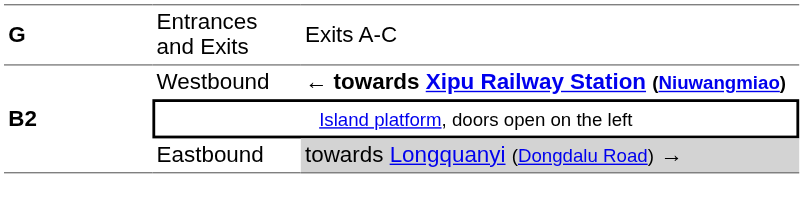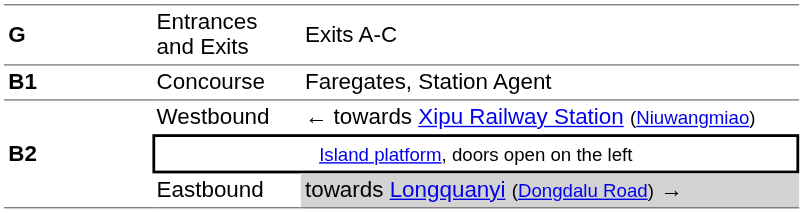+ row: (211, 82)
(546, 82) bold -> (530, 117) normal
